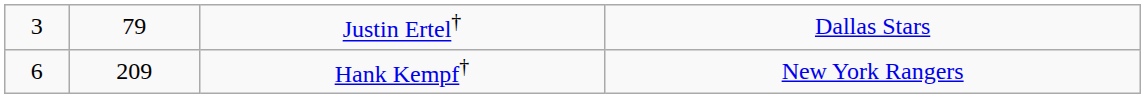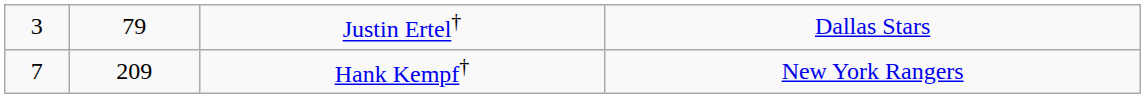(37, 71) 6 -> (37, 71) 7
